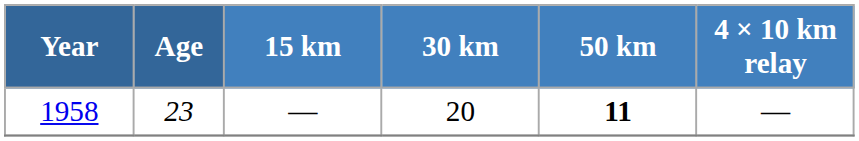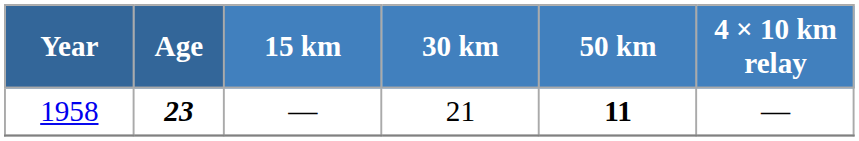(179, 111) normal -> (179, 111) bold
(460, 111) 20 -> (460, 111) 21
